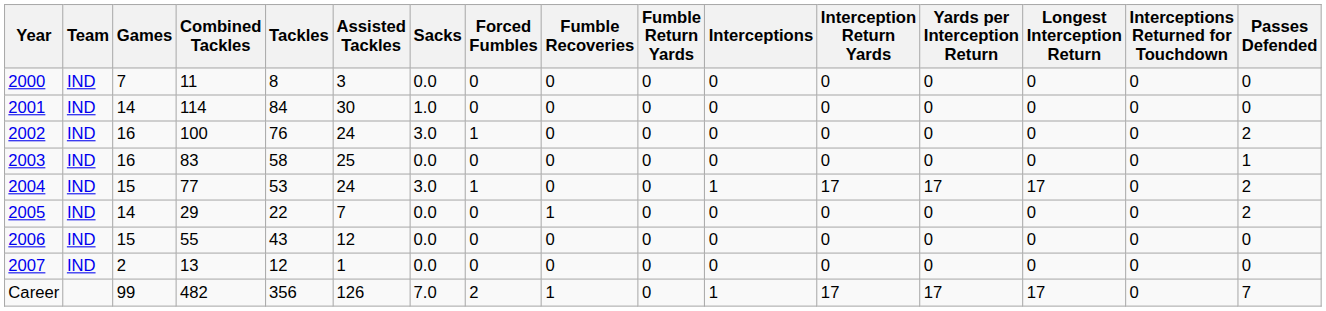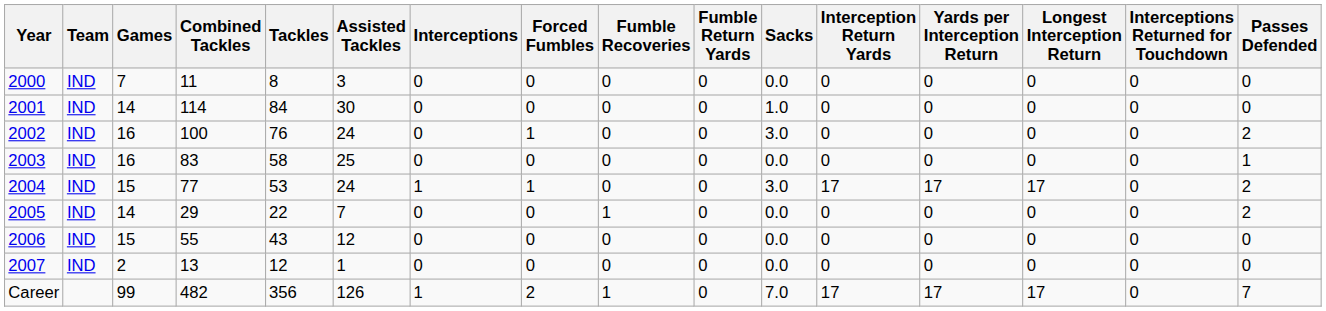columns swapped: (438, 36) <-> (761, 36)
